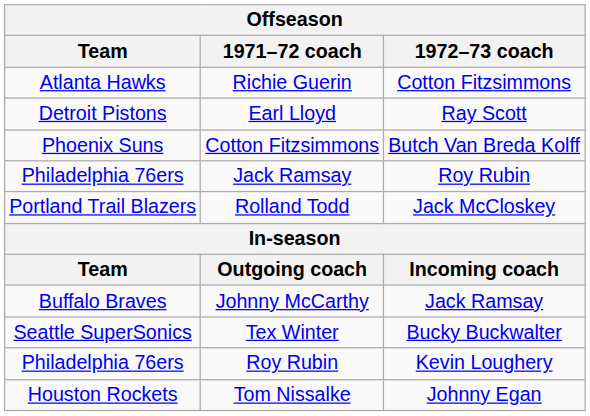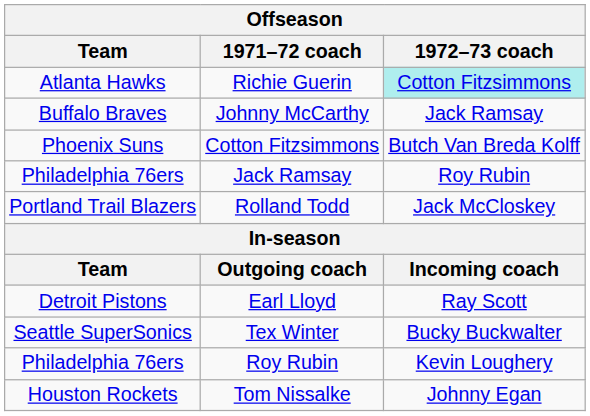(484, 82) no background -> (484, 82) paleturquoise background
rows swapped: (292, 301) <-> (292, 113)
